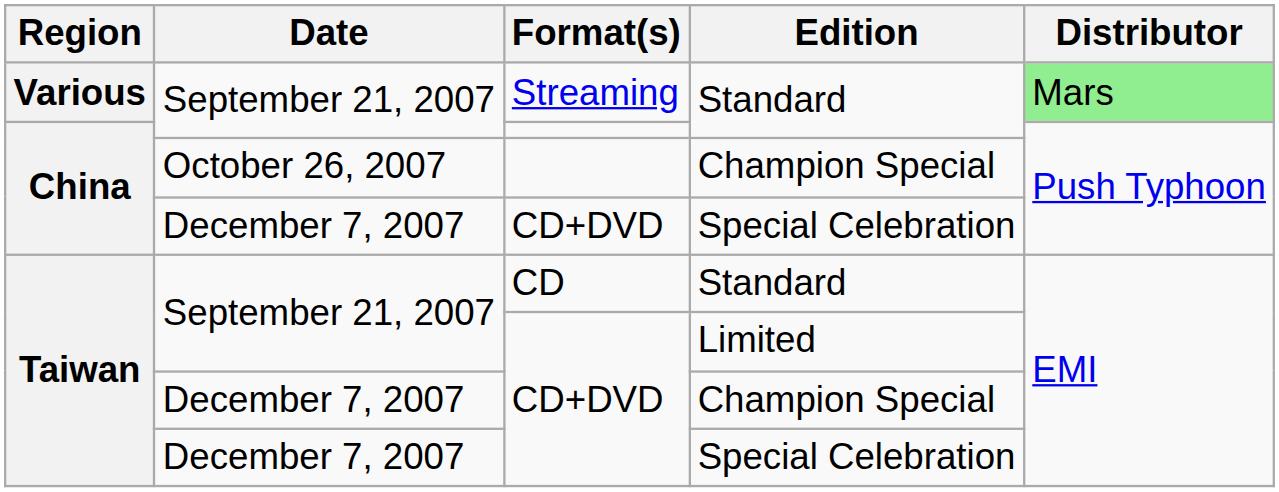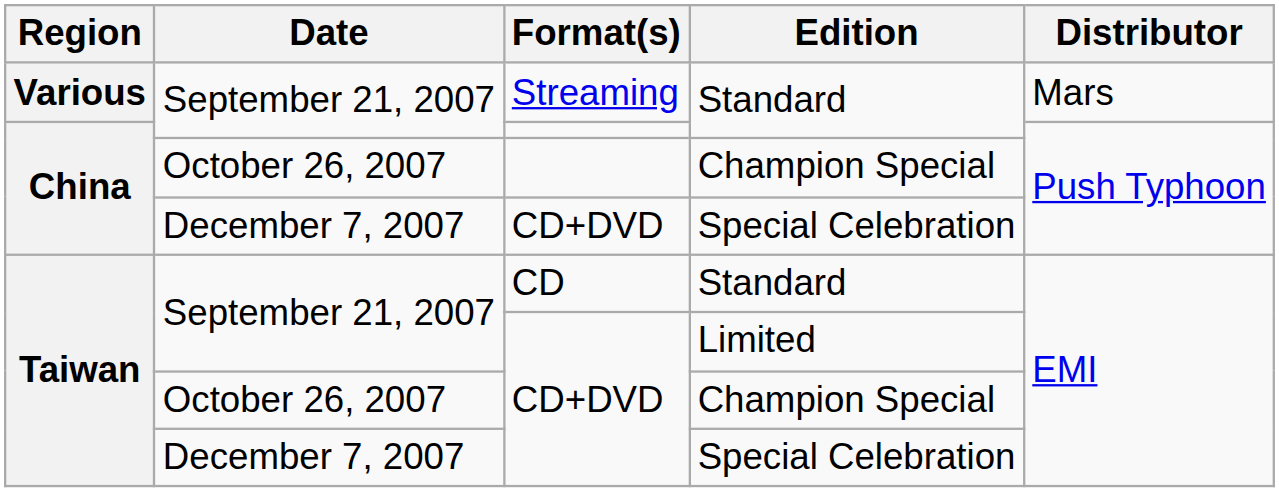(1073, 91) lightgreen background -> (1073, 91) no background
(314, 399) December 7, 2007 -> (304, 399) October 26, 2007
